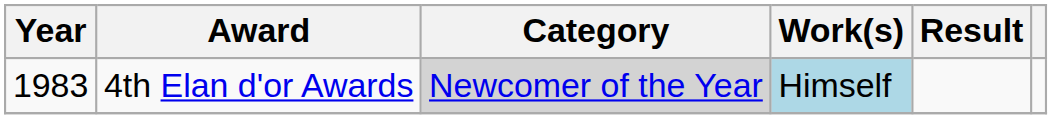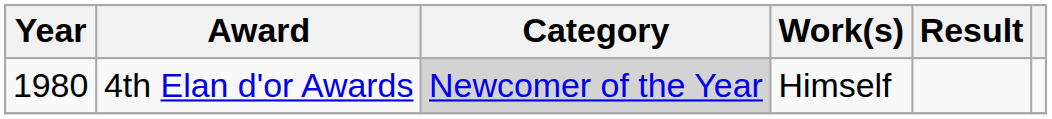(51, 85) 1983 -> (51, 85) 1980
(835, 85) lightblue background -> (835, 85) no background
